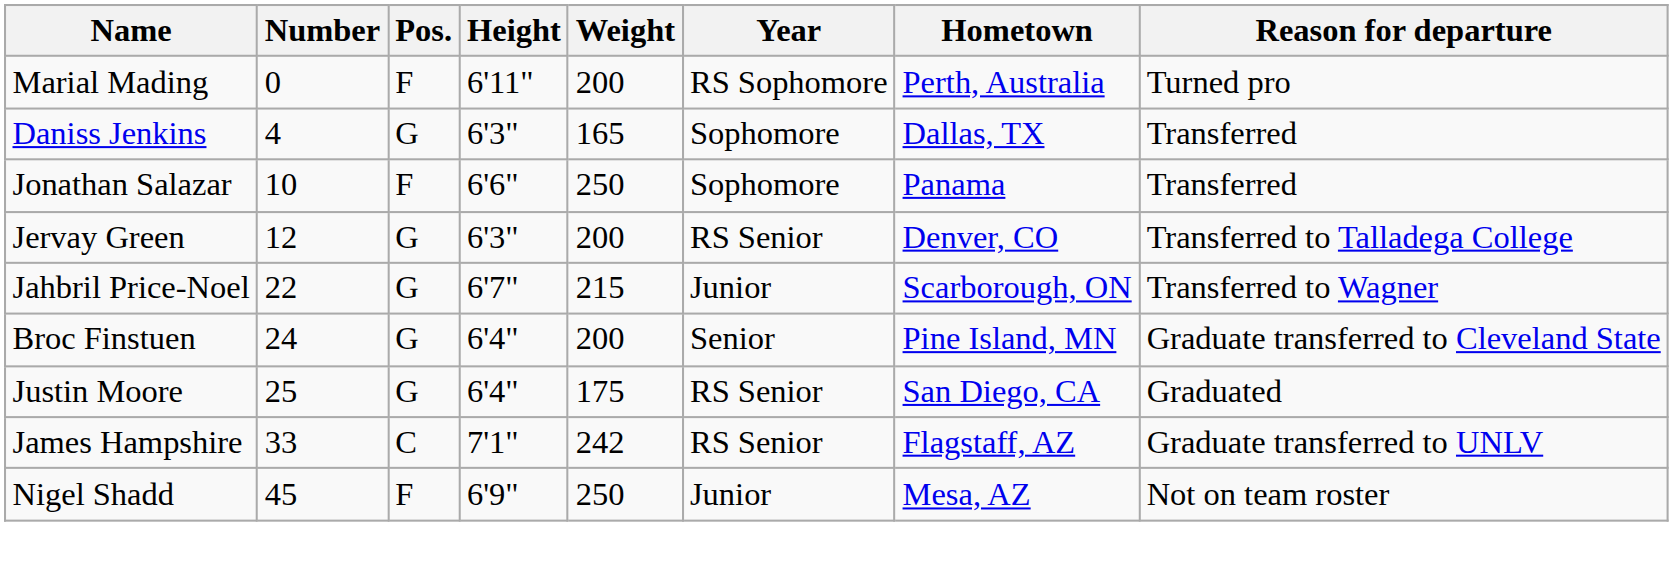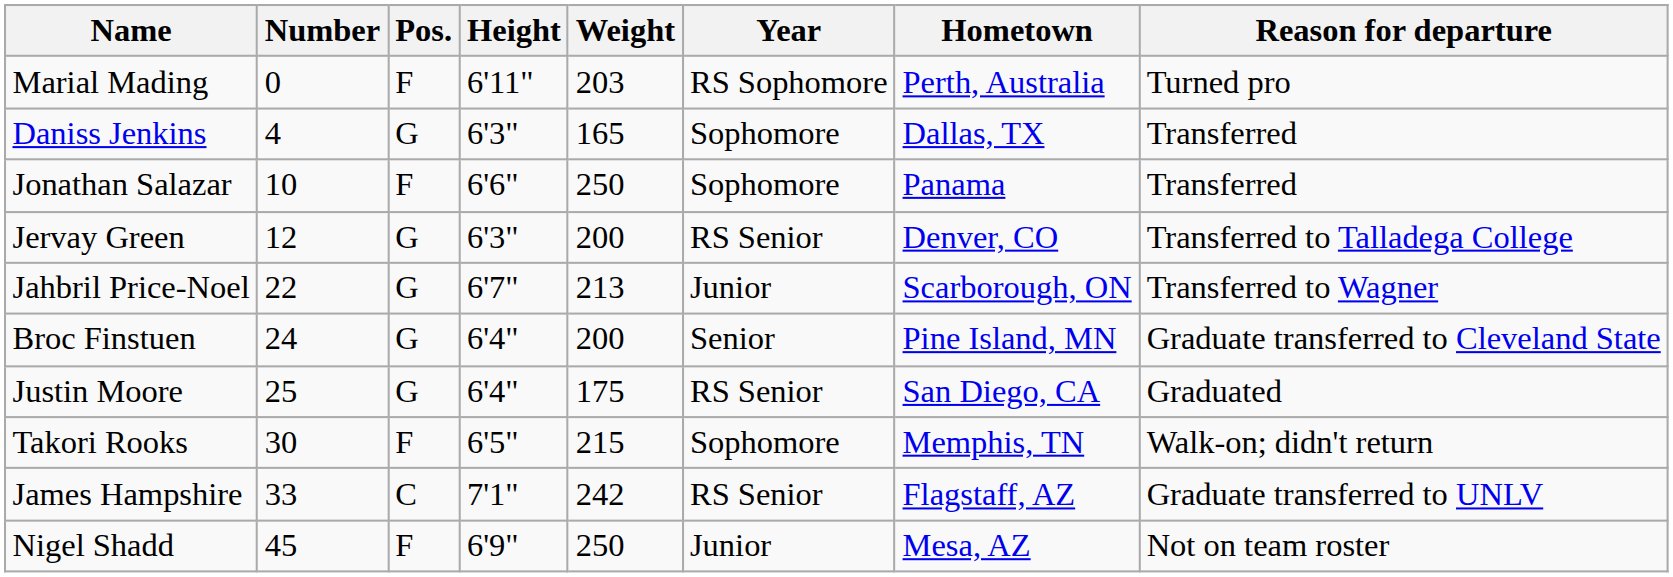(600, 81) 200 -> (600, 81) 203
(600, 287) 215 -> (600, 287) 213
+ row: (100, 442)
